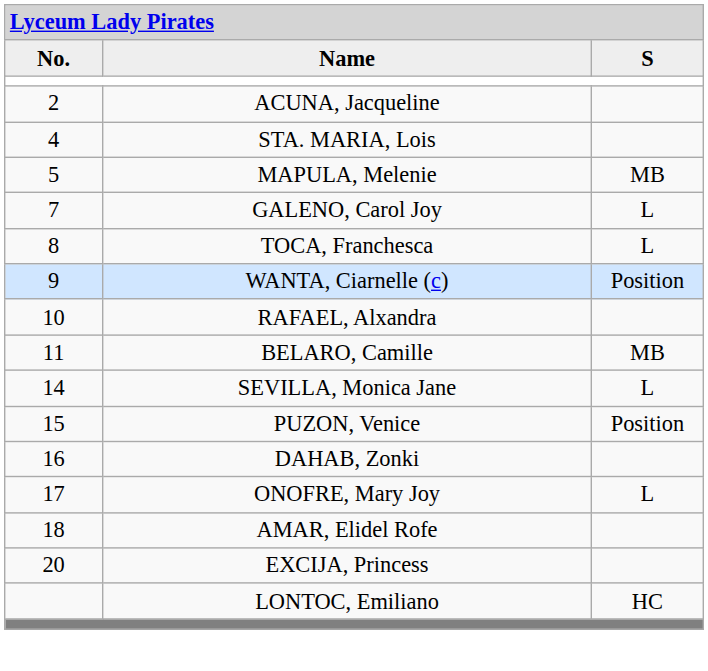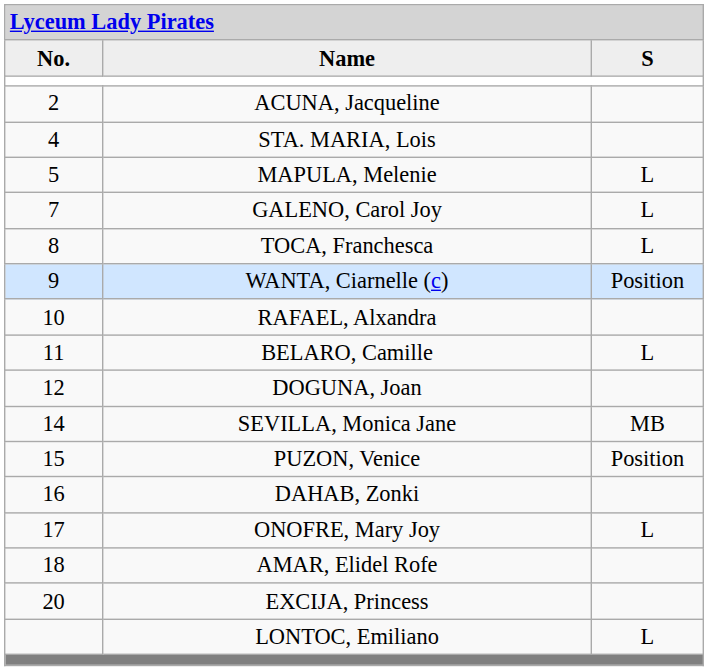(647, 174) MB -> (647, 174) L
(647, 352) MB -> (647, 352) L
+ row: (54, 387)
(647, 387) L -> (647, 423) MB
(647, 600) HC -> (647, 636) L
